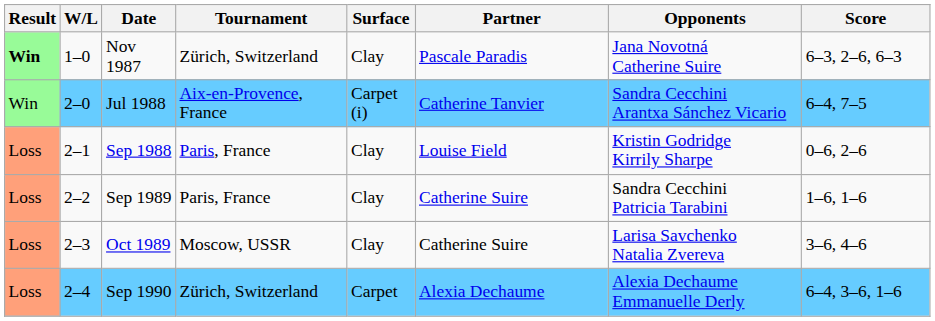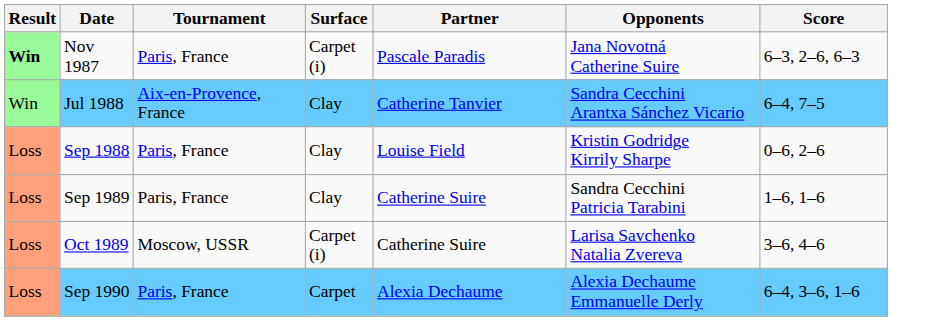- column: (81, 18)
(249, 55) Zürich, Switzerland -> (183, 55) Paris, France
(367, 55) Clay -> (332, 55) Carpet (i)
(374, 103) Carpet (i) -> (326, 103) Clay
(367, 244) Clay -> (332, 244) Carpet (i)
(249, 292) Zürich, Switzerland -> (183, 292) Paris, France
